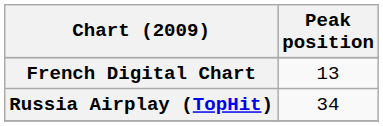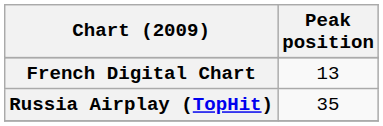(328, 105) 34 -> (328, 105) 35
